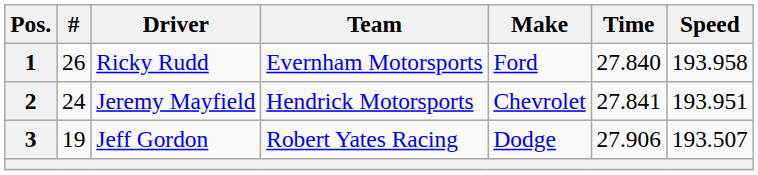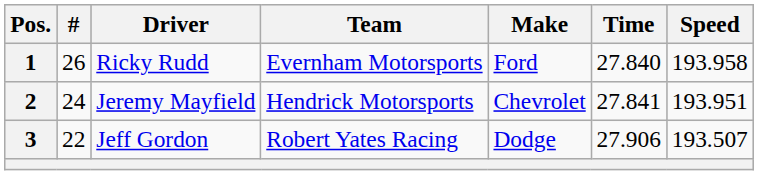(74, 139) 19 -> (74, 139) 22
